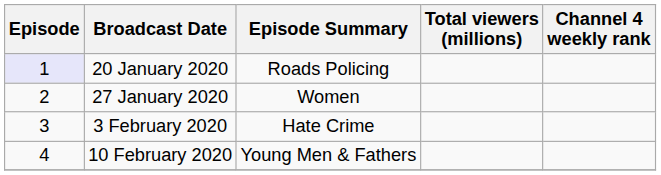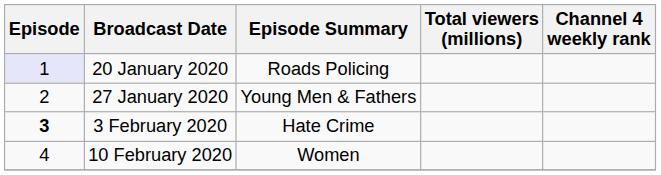(328, 97) Women -> (328, 97) Young Men & Fathers
(44, 126) normal -> (44, 126) bold
(328, 155) Young Men & Fathers -> (328, 155) Women
